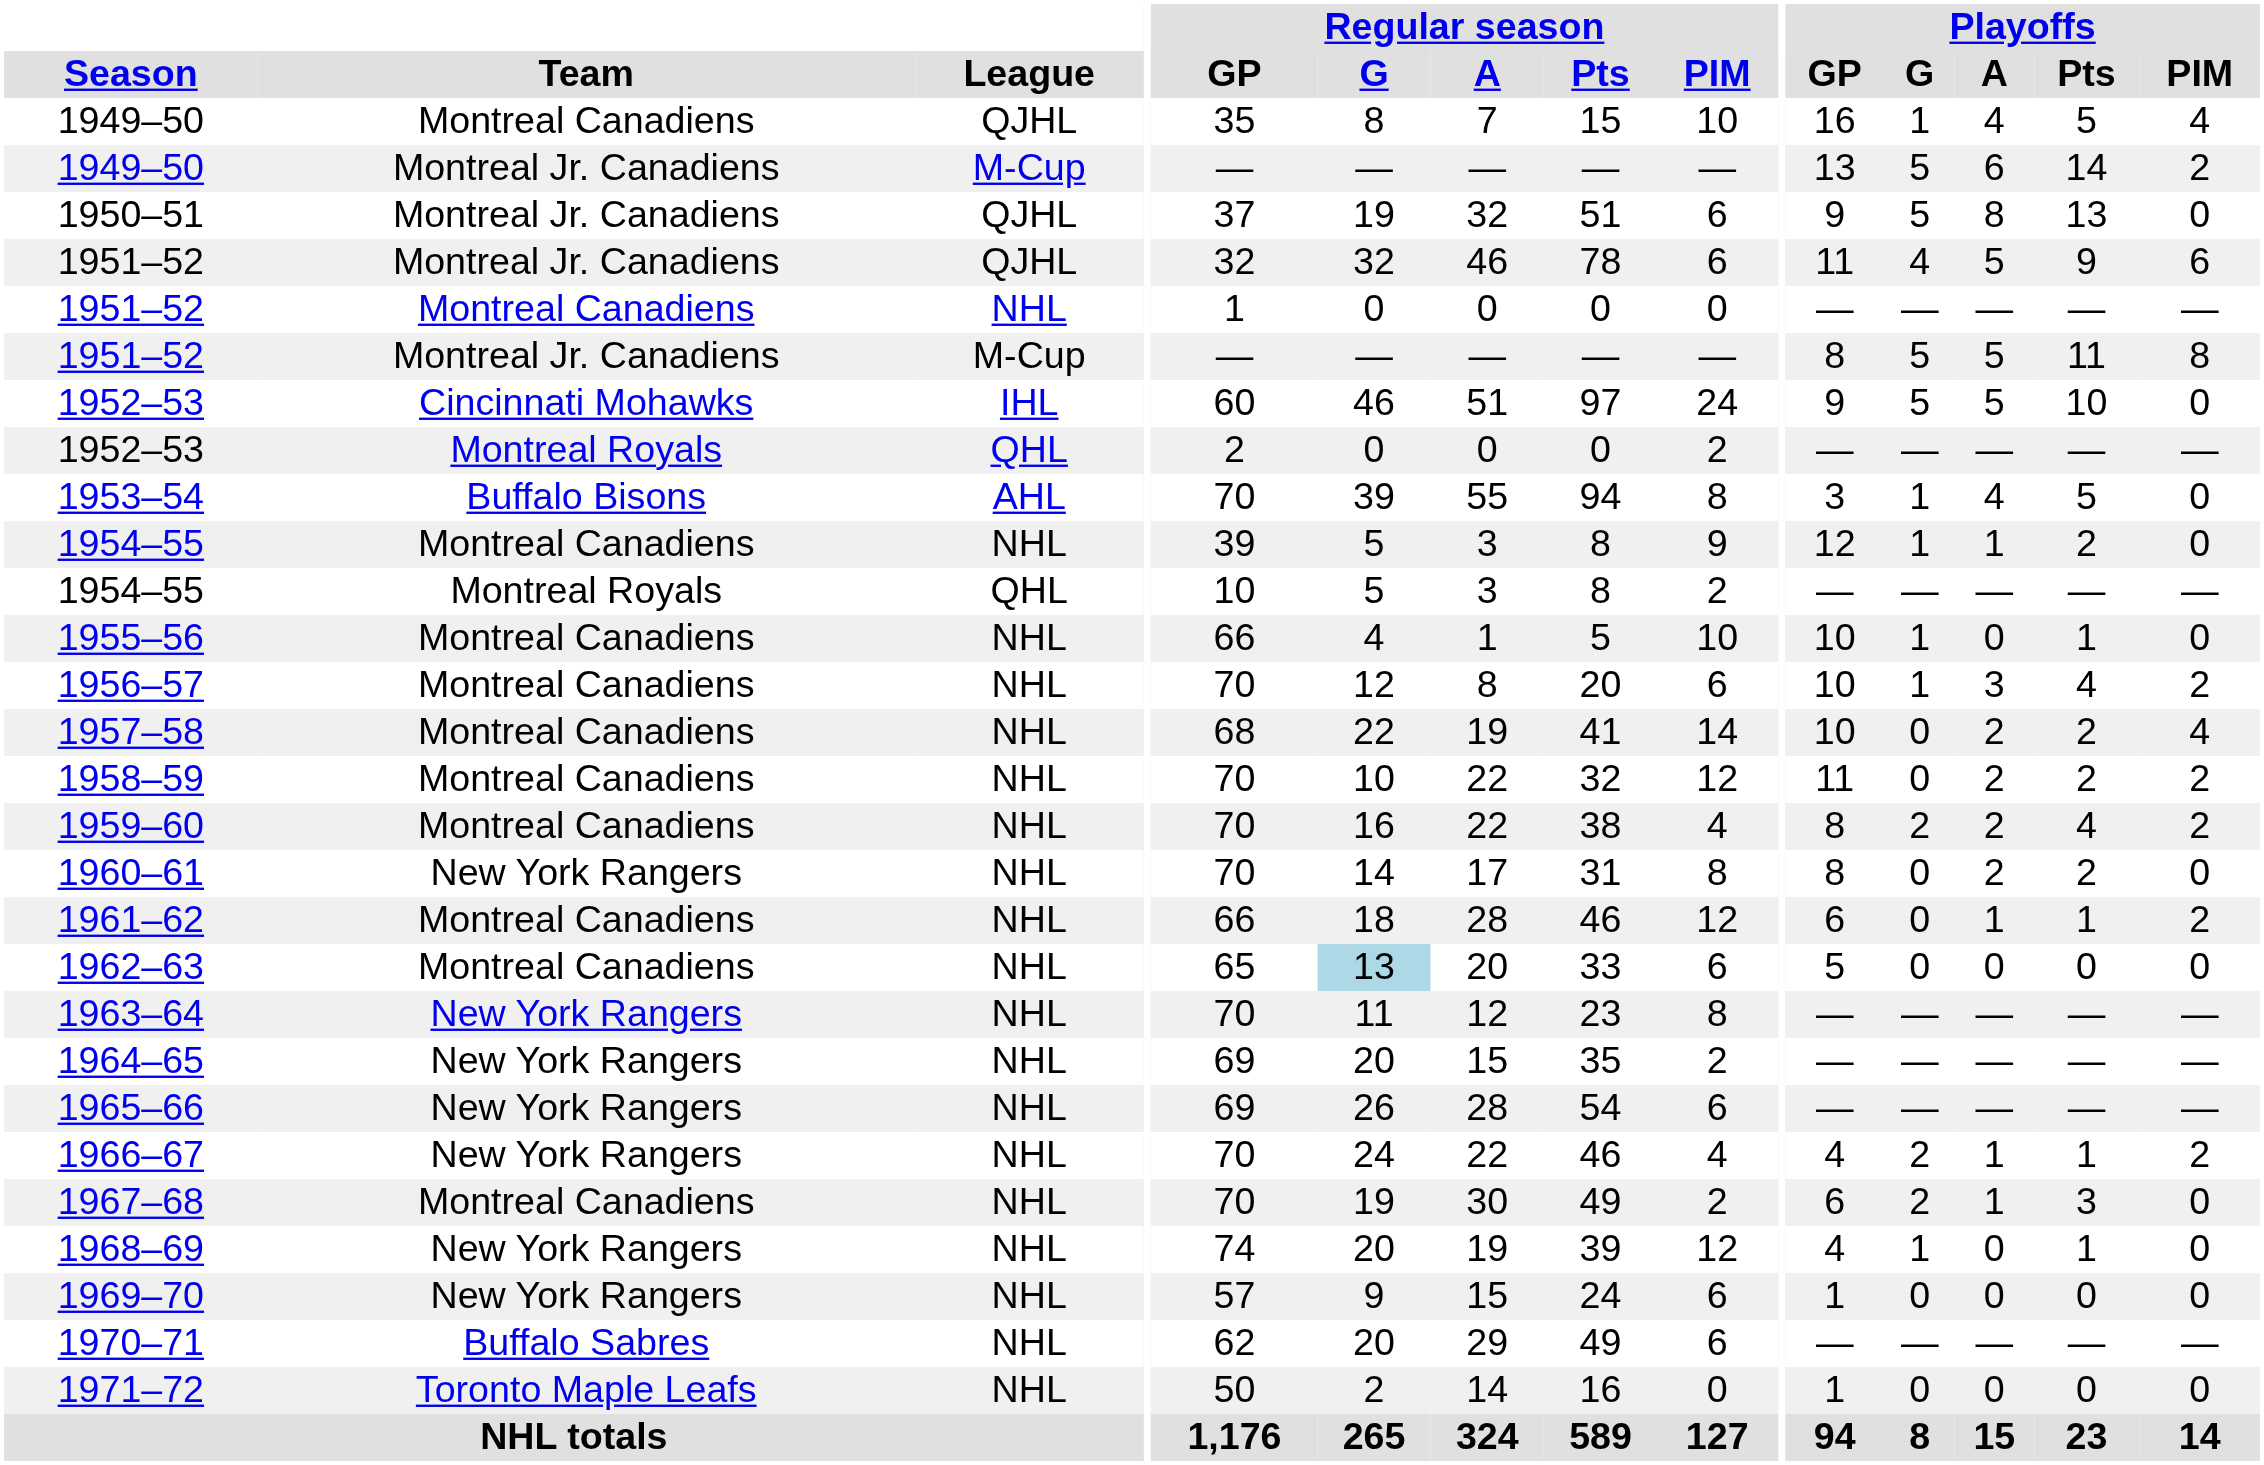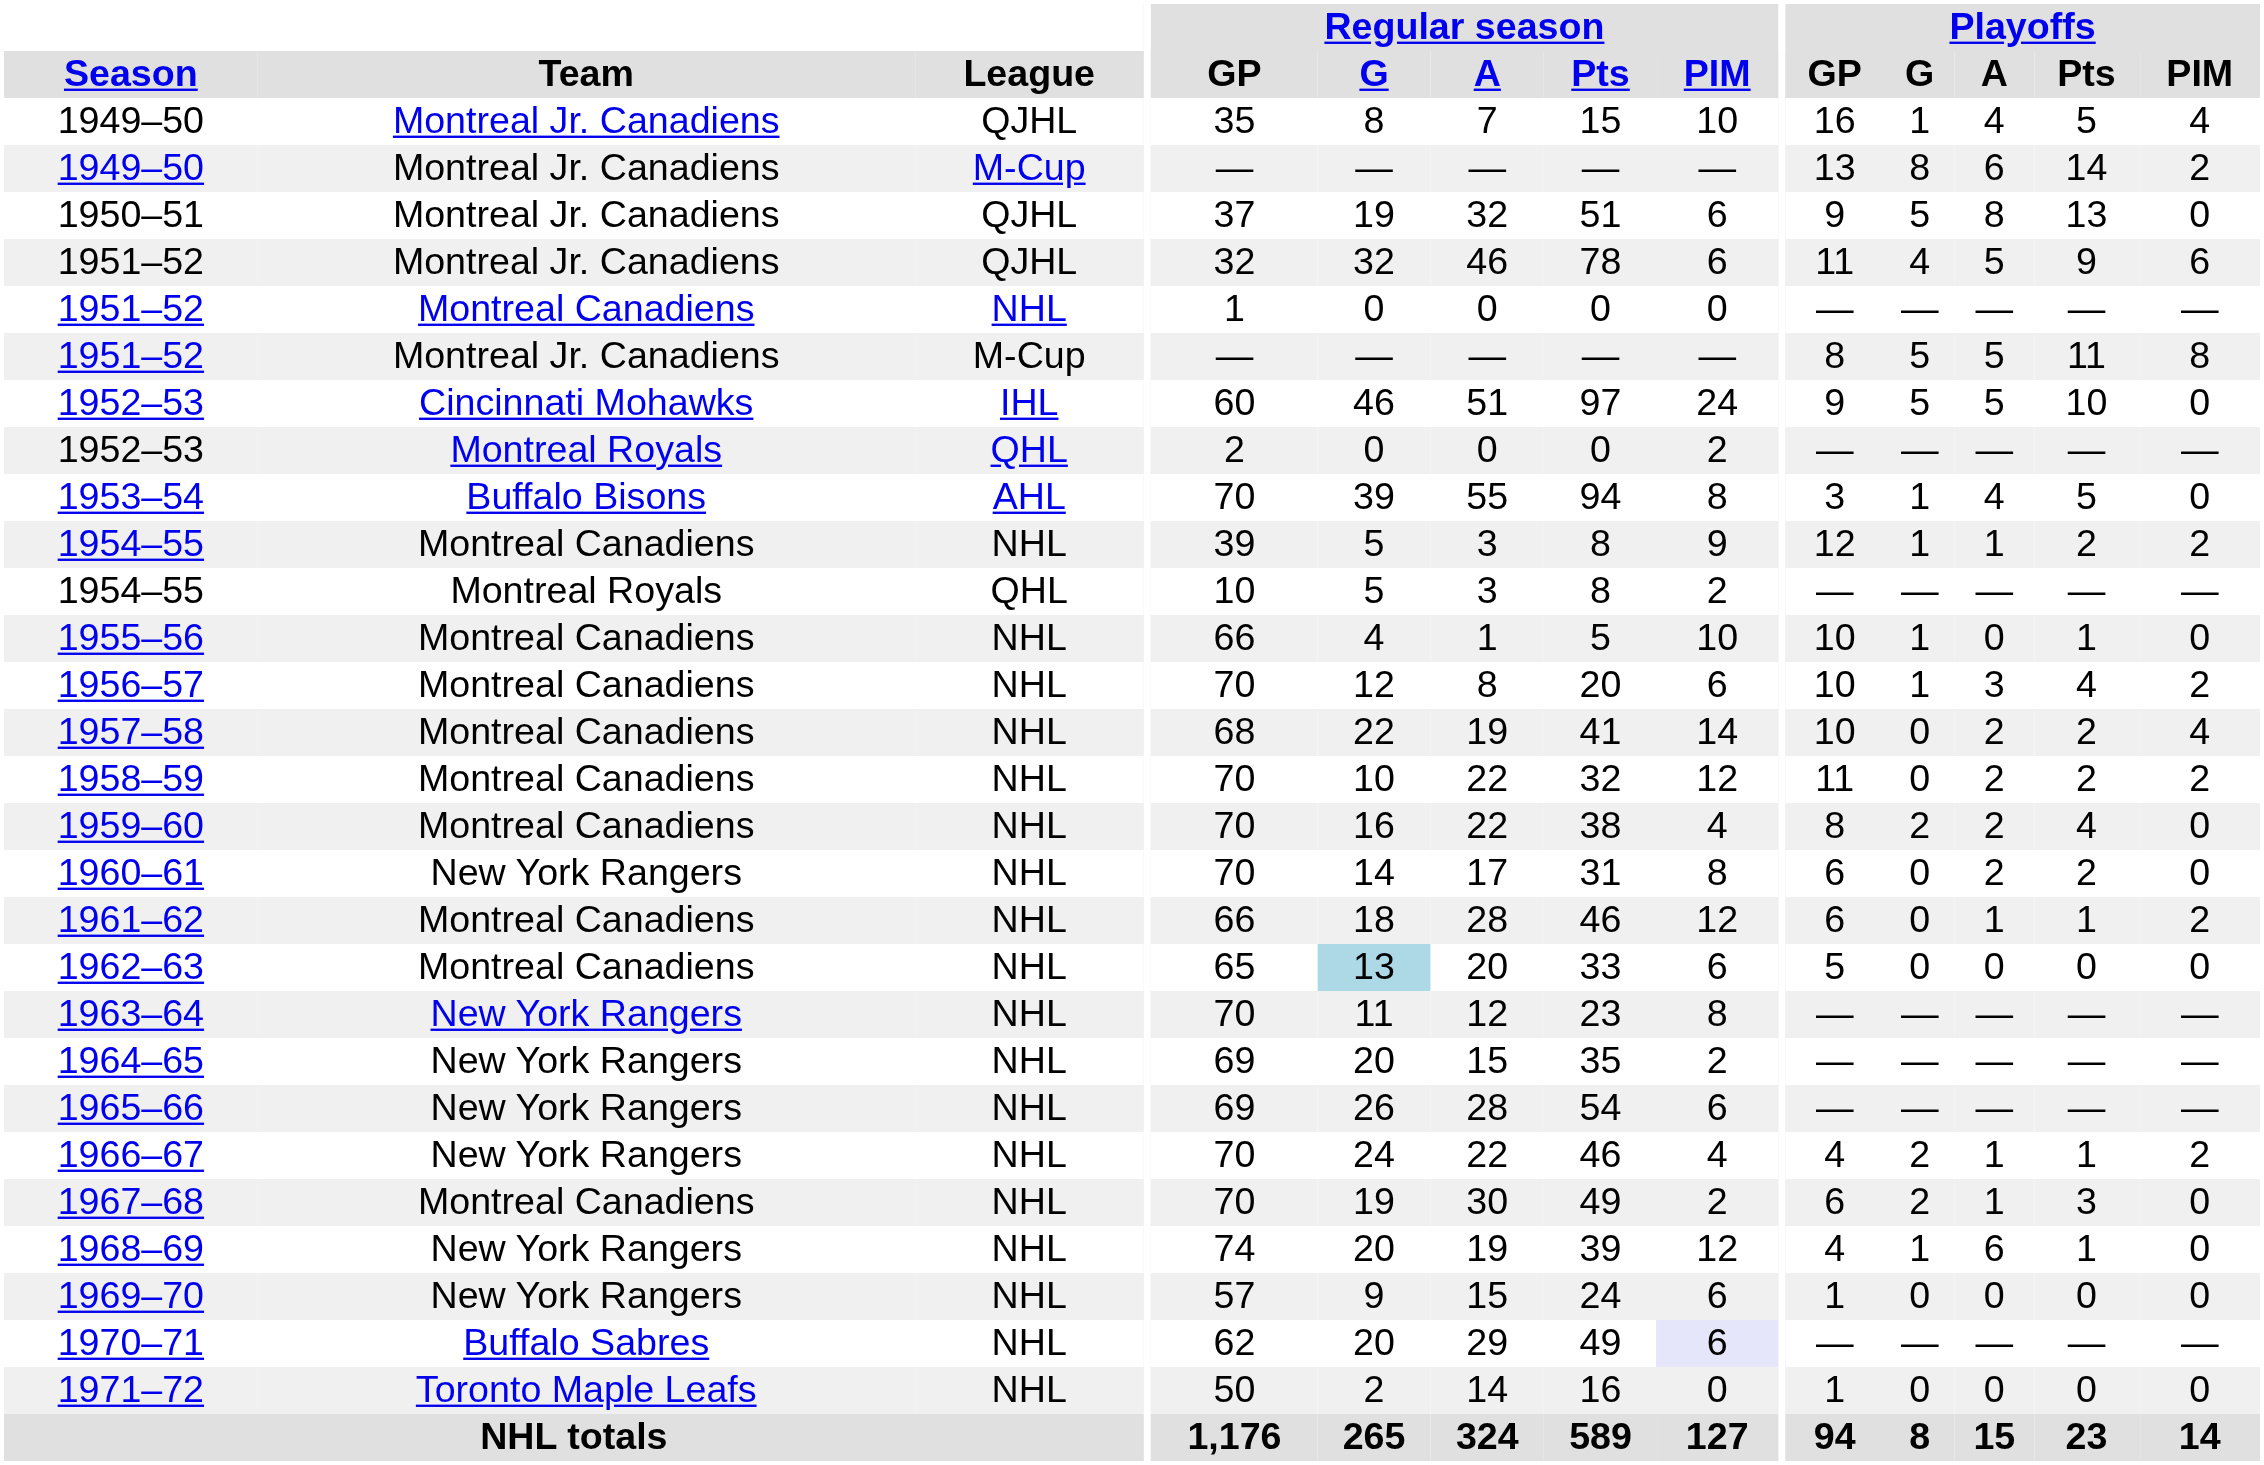(586, 120) Montreal Canadiens -> (586, 120) Montreal Jr. Canadiens
(1920, 167) 5 -> (1920, 167) 8
(2200, 543) 0 -> (2200, 543) 2
(2200, 825) 2 -> (2200, 825) 0
(1835, 872) 8 -> (1835, 872) 6
(1994, 1248) 0 -> (1994, 1248) 6
(1717, 1342) no background -> (1717, 1342) lavender background
